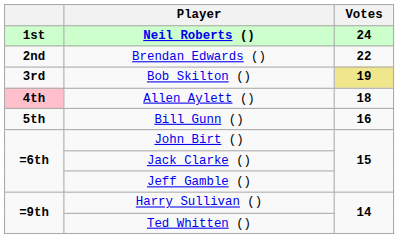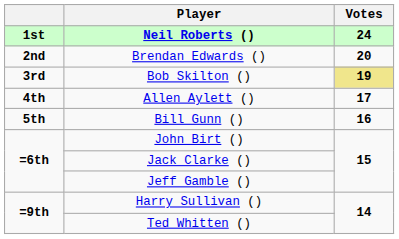(364, 56) 22 -> (364, 56) 20
(34, 98) pink background -> (34, 98) no background
(364, 98) 18 -> (364, 98) 17
